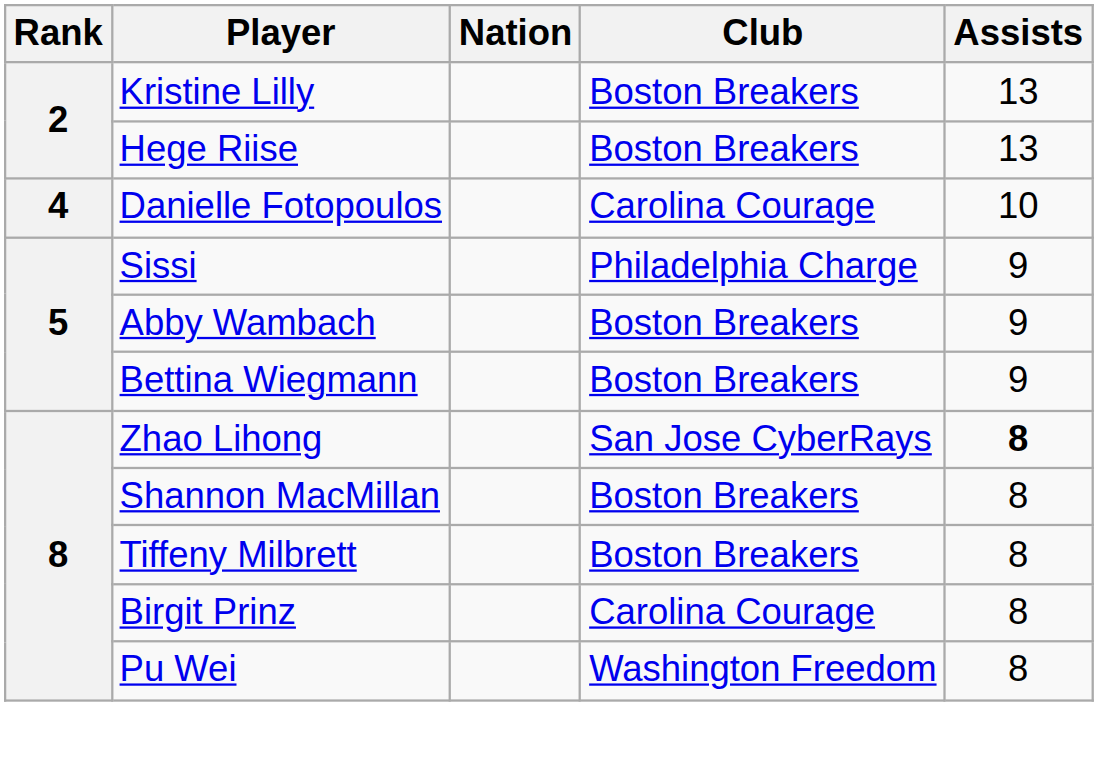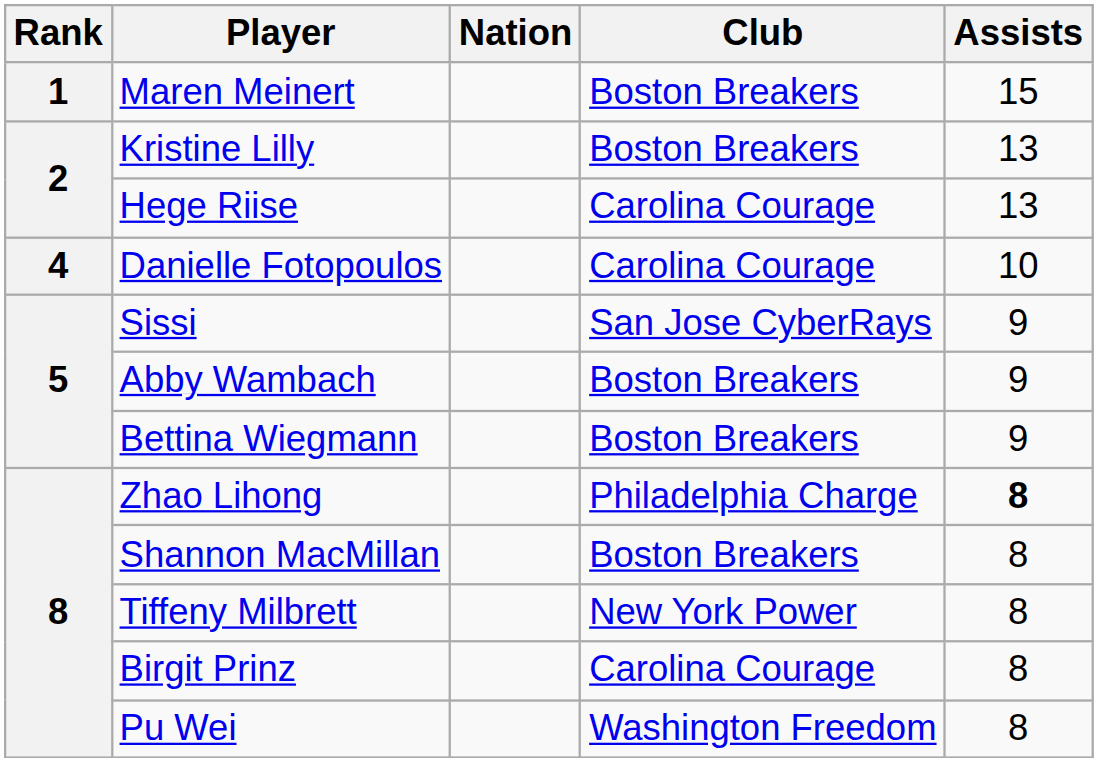+ row: (237, 91)
(724, 149) Boston Breakers -> (732, 206) Carolina Courage
(753, 264) Philadelphia Charge -> (760, 322) San Jose CyberRays
(760, 438) San Jose CyberRays -> (753, 496) Philadelphia Charge
(724, 554) Boston Breakers -> (723, 611) New York Power
